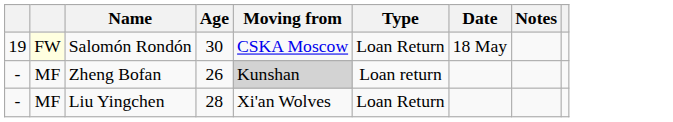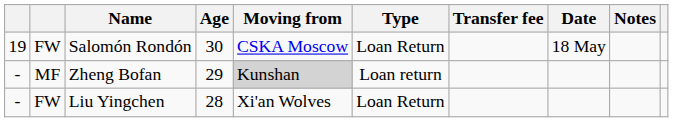+ column: (498, 18)
(48, 46) lightyellow background -> (48, 46) no background
(214, 74) 26 -> (214, 74) 29
(48, 102) MF -> (48, 102) FW
